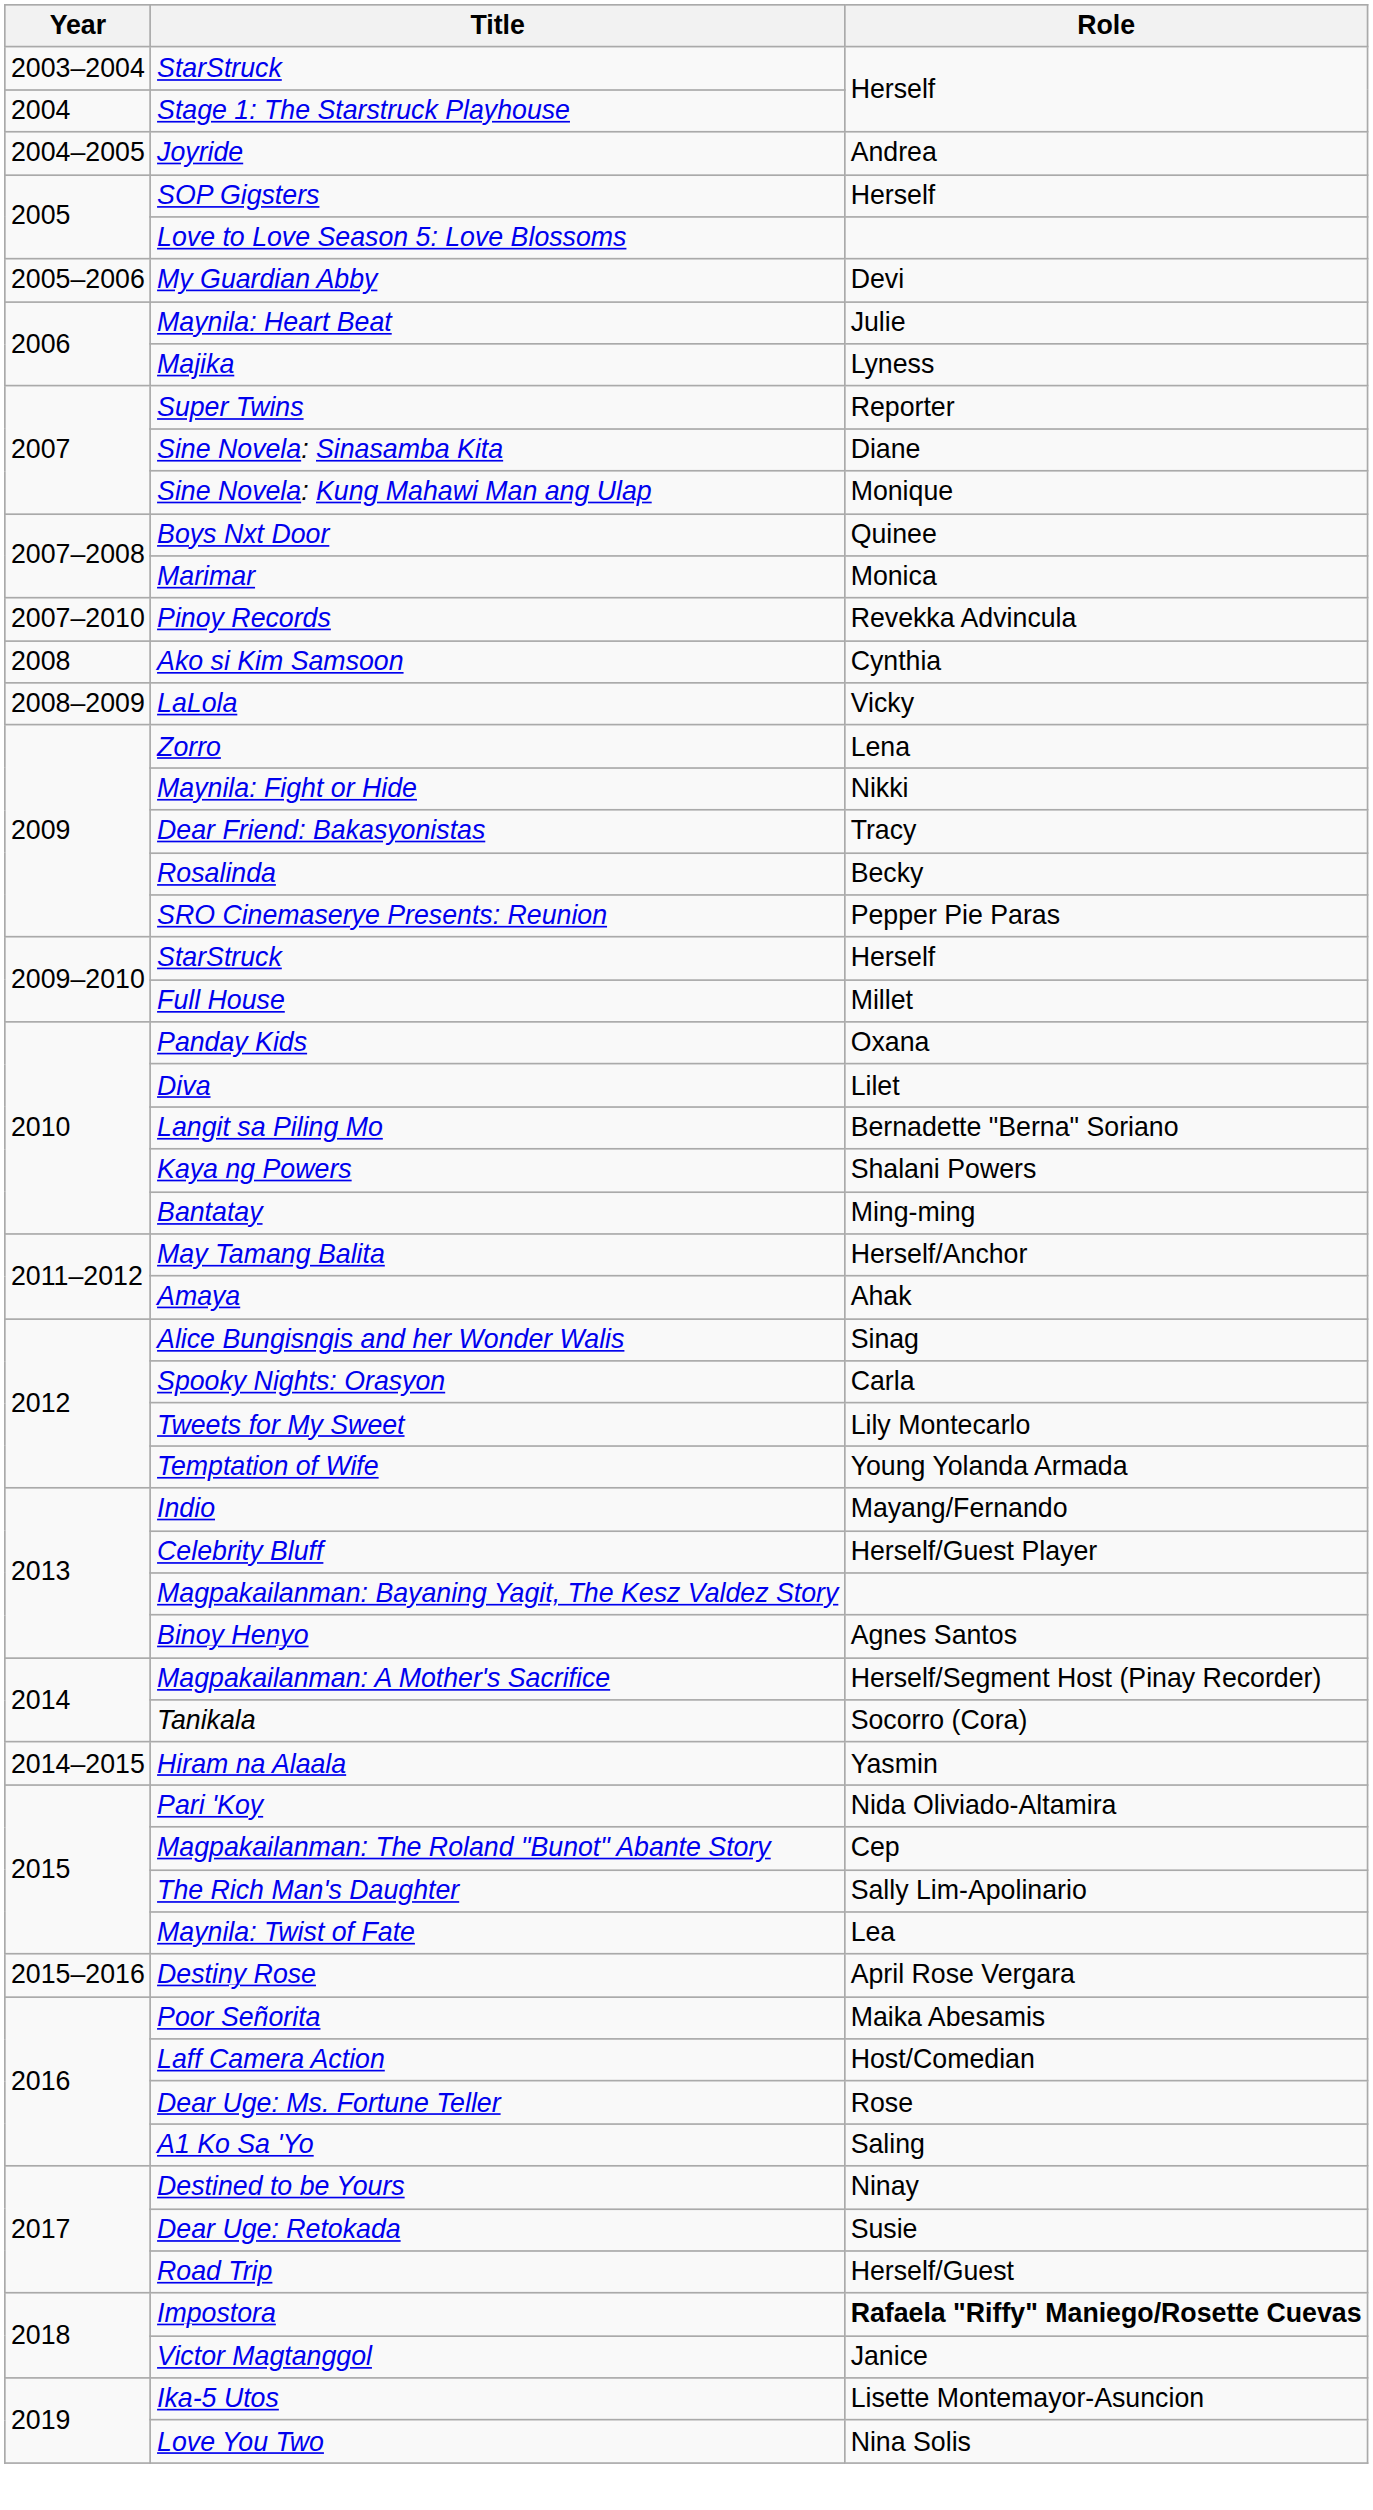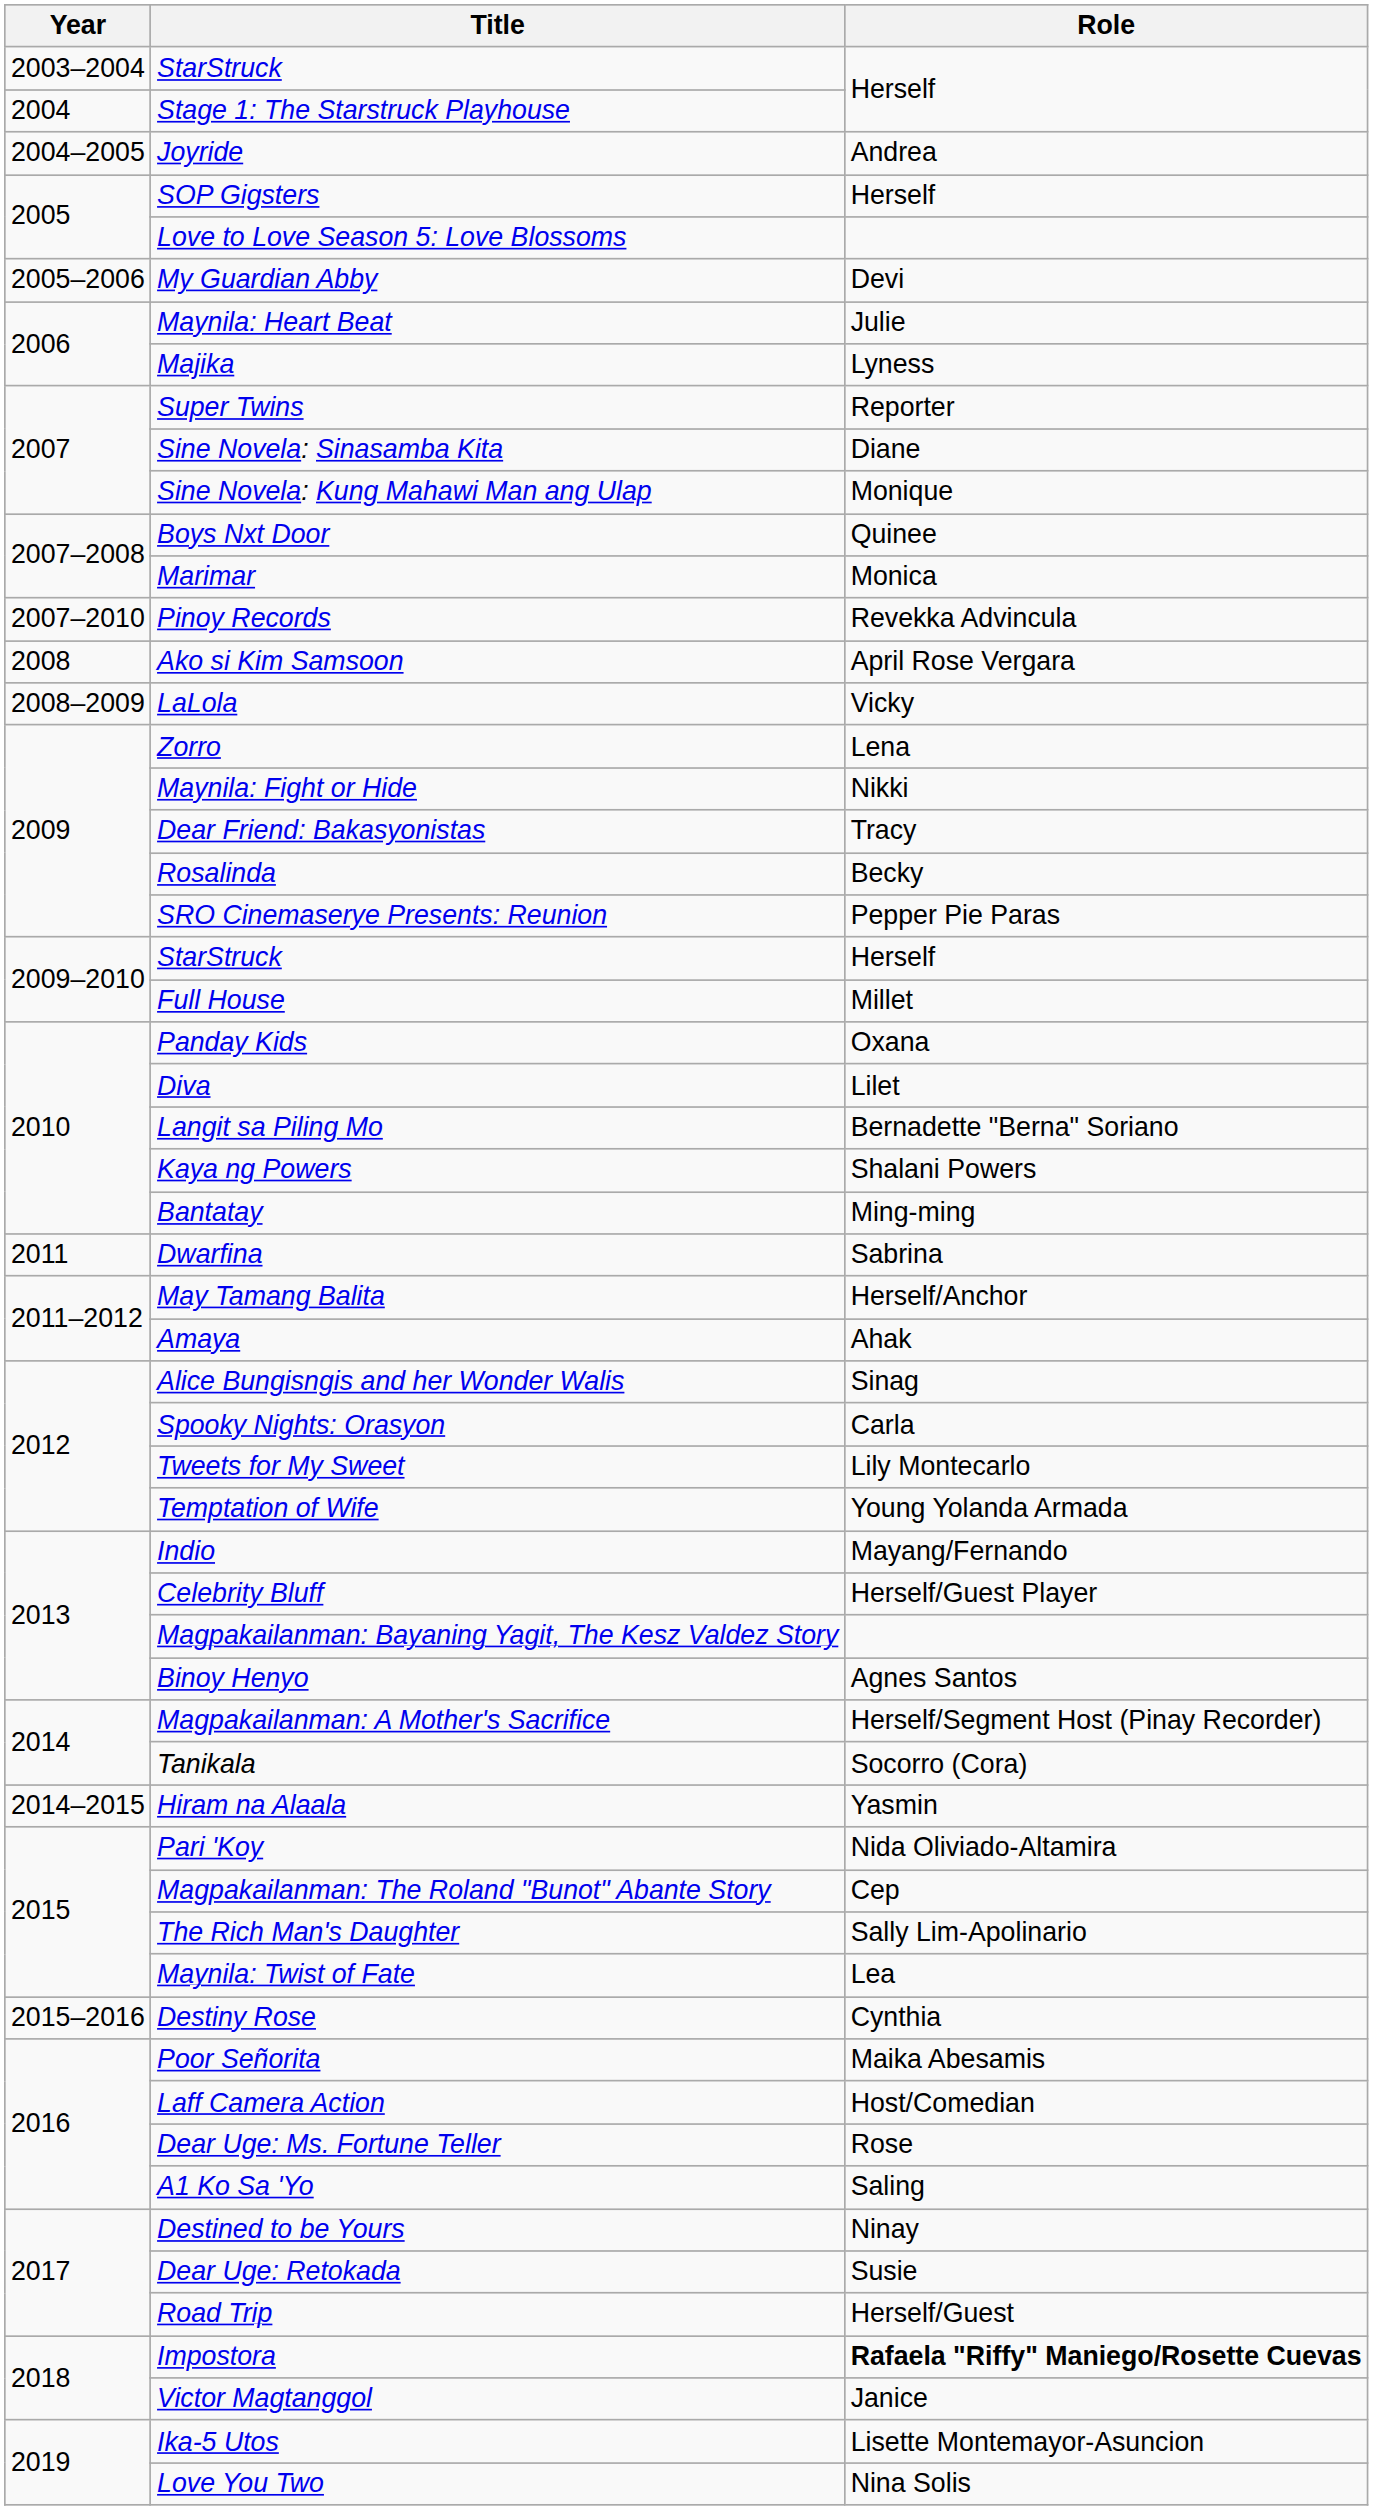(896, 661) Cynthia -> (963, 661) April Rose Vergara
+ row: (40, 1254)
(963, 1974) April Rose Vergara -> (896, 2017) Cynthia
